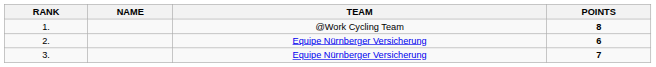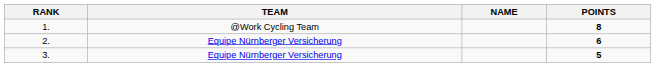columns swapped: (130, 12) <-> (360, 12)
(599, 56) 7 -> (599, 56) 5
